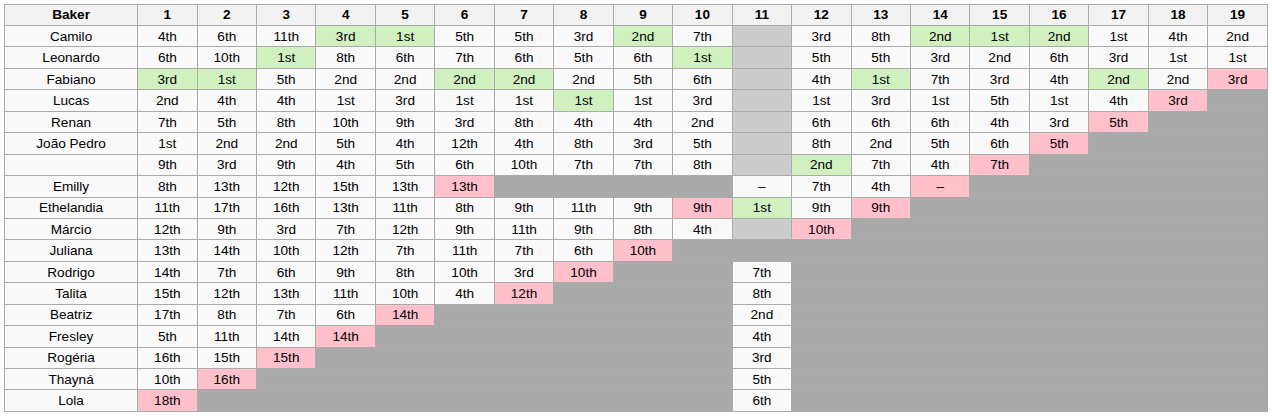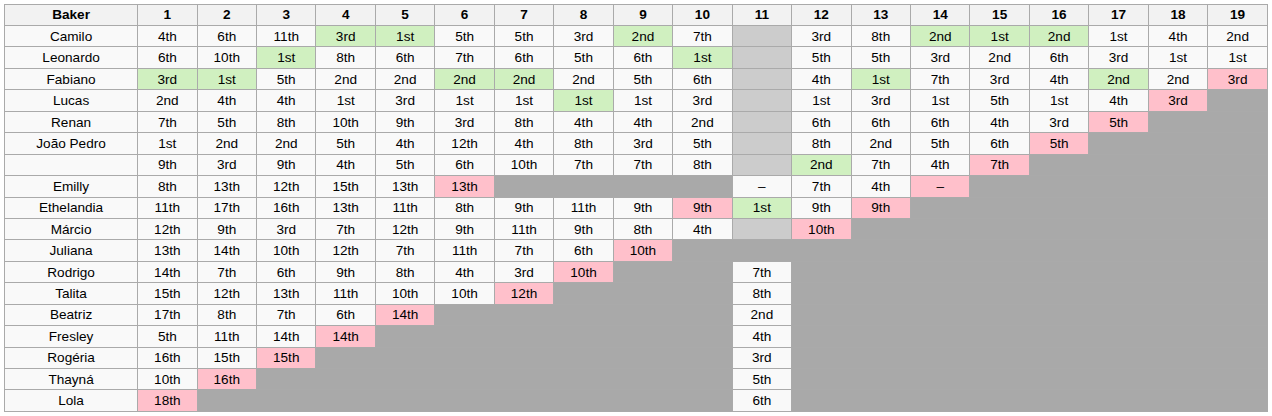(465, 272) 10th -> (465, 272) 4th
(465, 294) 4th -> (465, 294) 10th
